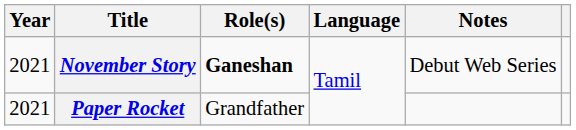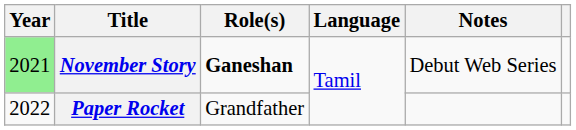(30, 64) no background -> (30, 64) lightgreen background
(30, 108) 2021 -> (30, 108) 2022
